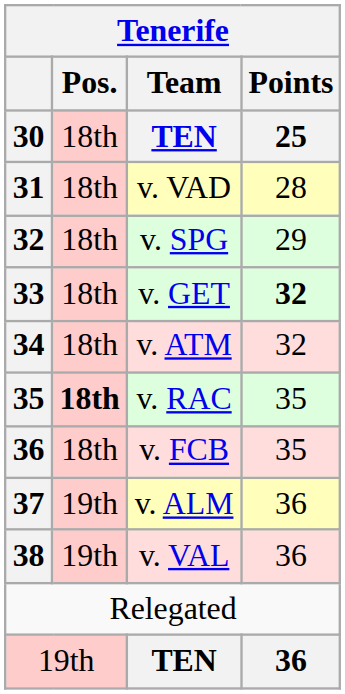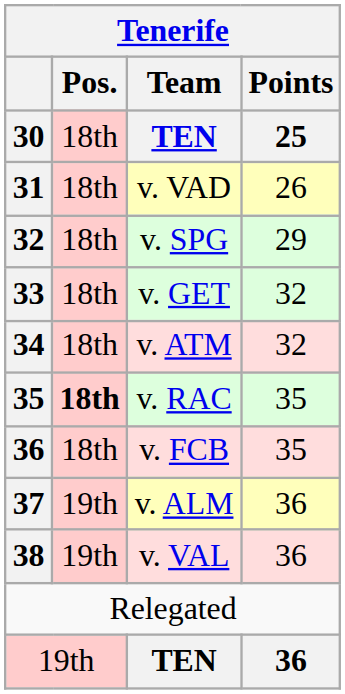(291, 187) 28 -> (291, 187) 26
(291, 292) bold -> (291, 292) normal
